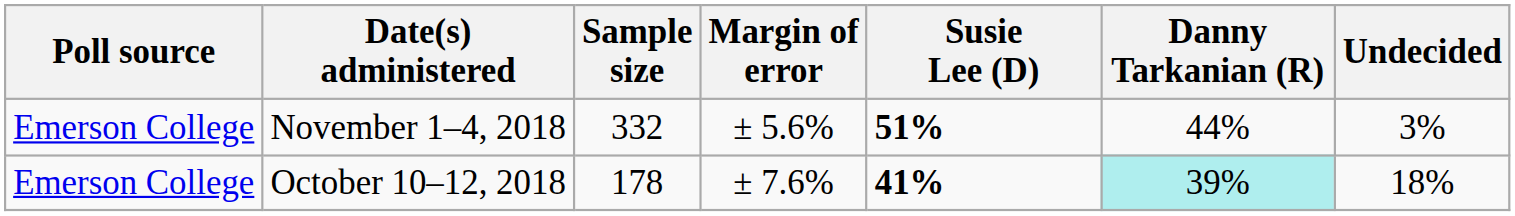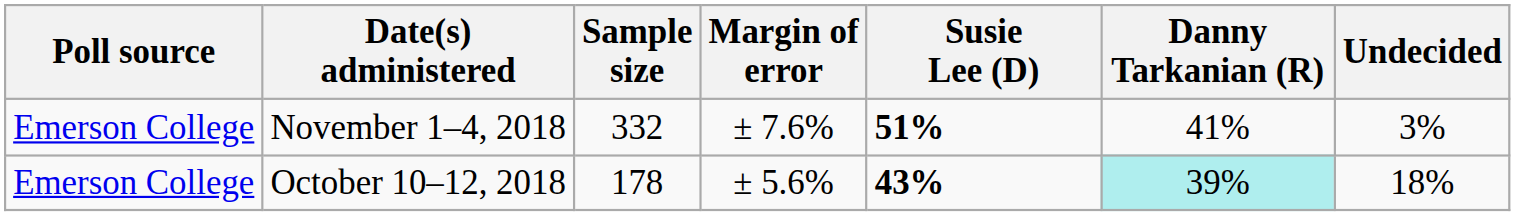(784, 126) ± 5.6% -> (784, 126) ± 7.6%
(1218, 126) 44% -> (1218, 126) 41%
(784, 182) ± 7.6% -> (784, 182) ± 5.6%
(910, 182) 41% -> (910, 182) 43%
